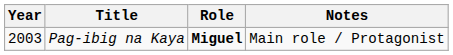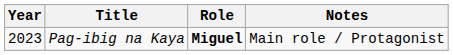(25, 39) 2003 -> (25, 39) 2023
